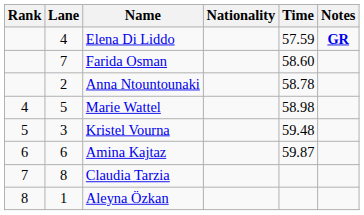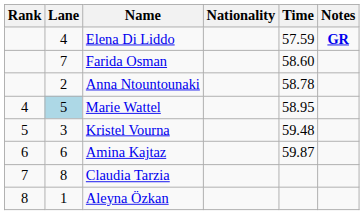(64, 107) no background -> (64, 107) lightblue background
(298, 107) 58.98 -> (298, 107) 58.95
